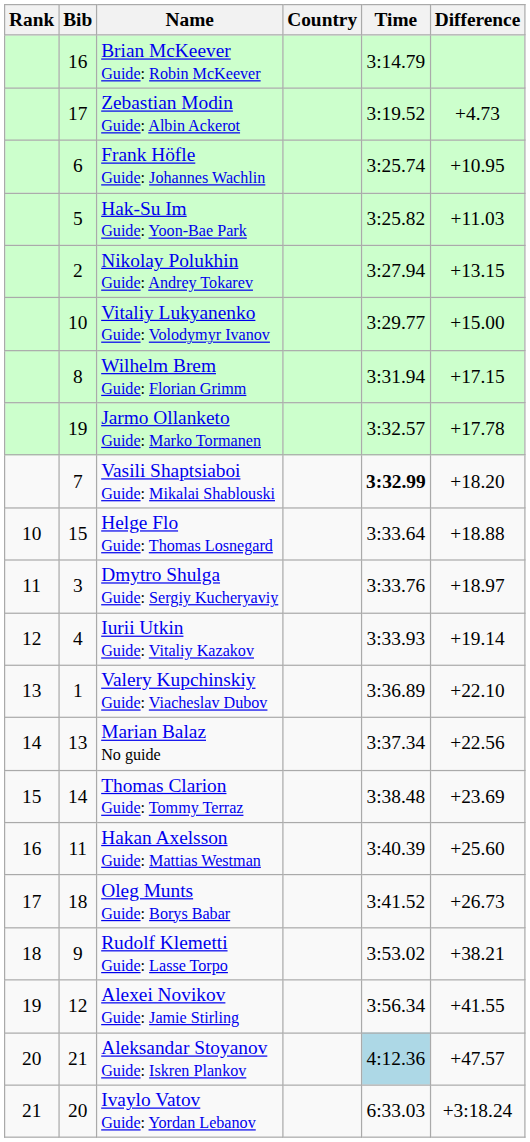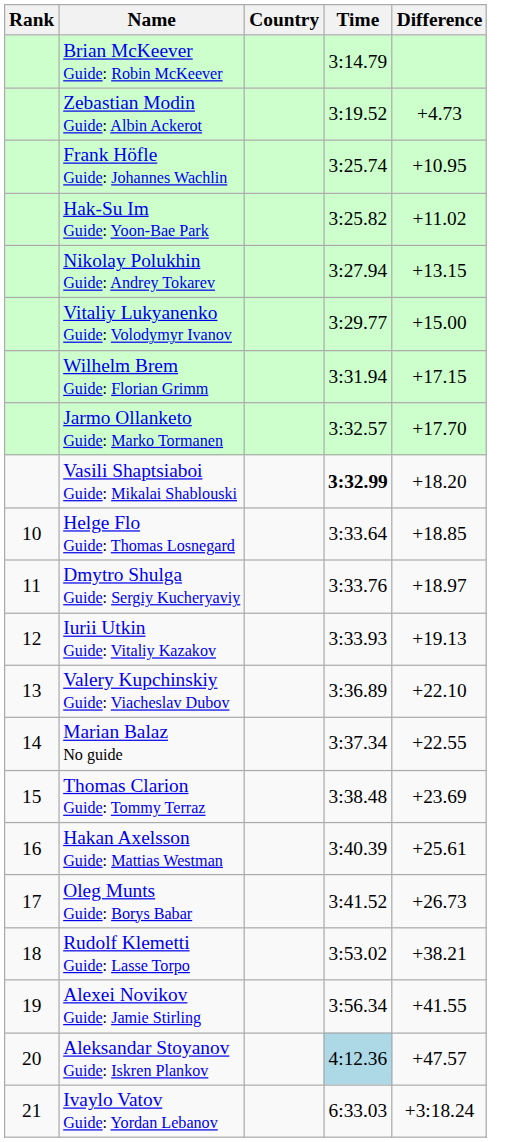- column: (78, 19)
(477, 218) +11.03 -> (439, 218) +11.02
(477, 428) +17.78 -> (439, 428) +17.70
(477, 533) +18.88 -> (439, 533) +18.85
(477, 638) +19.14 -> (439, 638) +19.13
(477, 743) +22.56 -> (439, 743) +22.55
(477, 848) +25.60 -> (439, 848) +25.61
